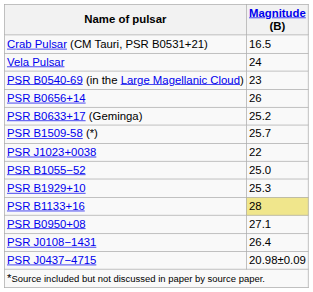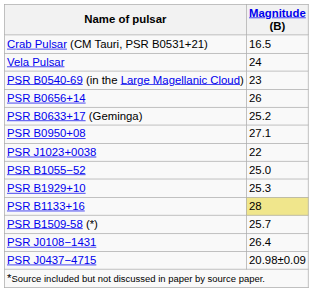rows swapped: (52, 134) <-> (46, 224)
